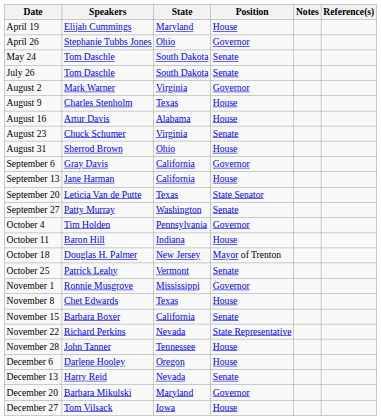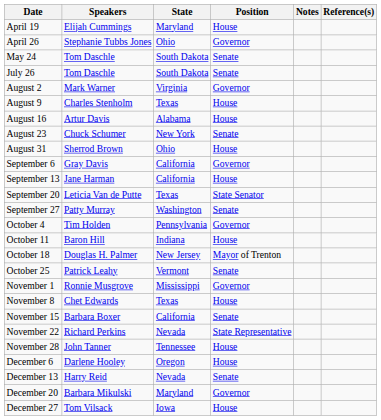(172, 133) Virginia -> (175, 133) New York
